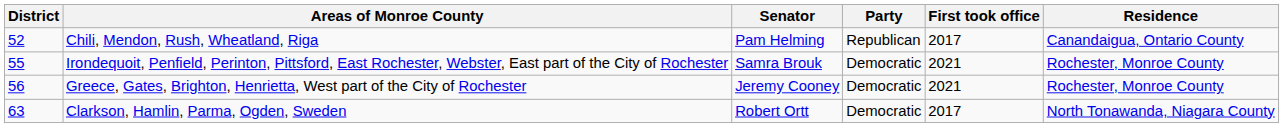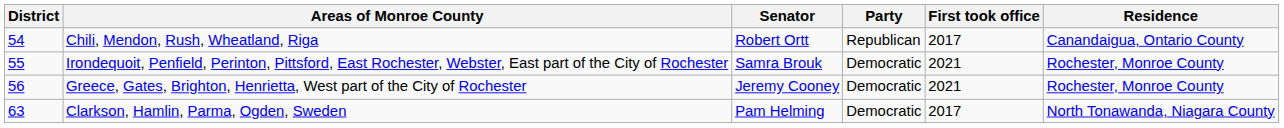(16, 39) 52 -> (16, 39) 54
(780, 39) Pam Helming -> (772, 39) Robert Ortt
(772, 110) Robert Ortt -> (780, 110) Pam Helming
